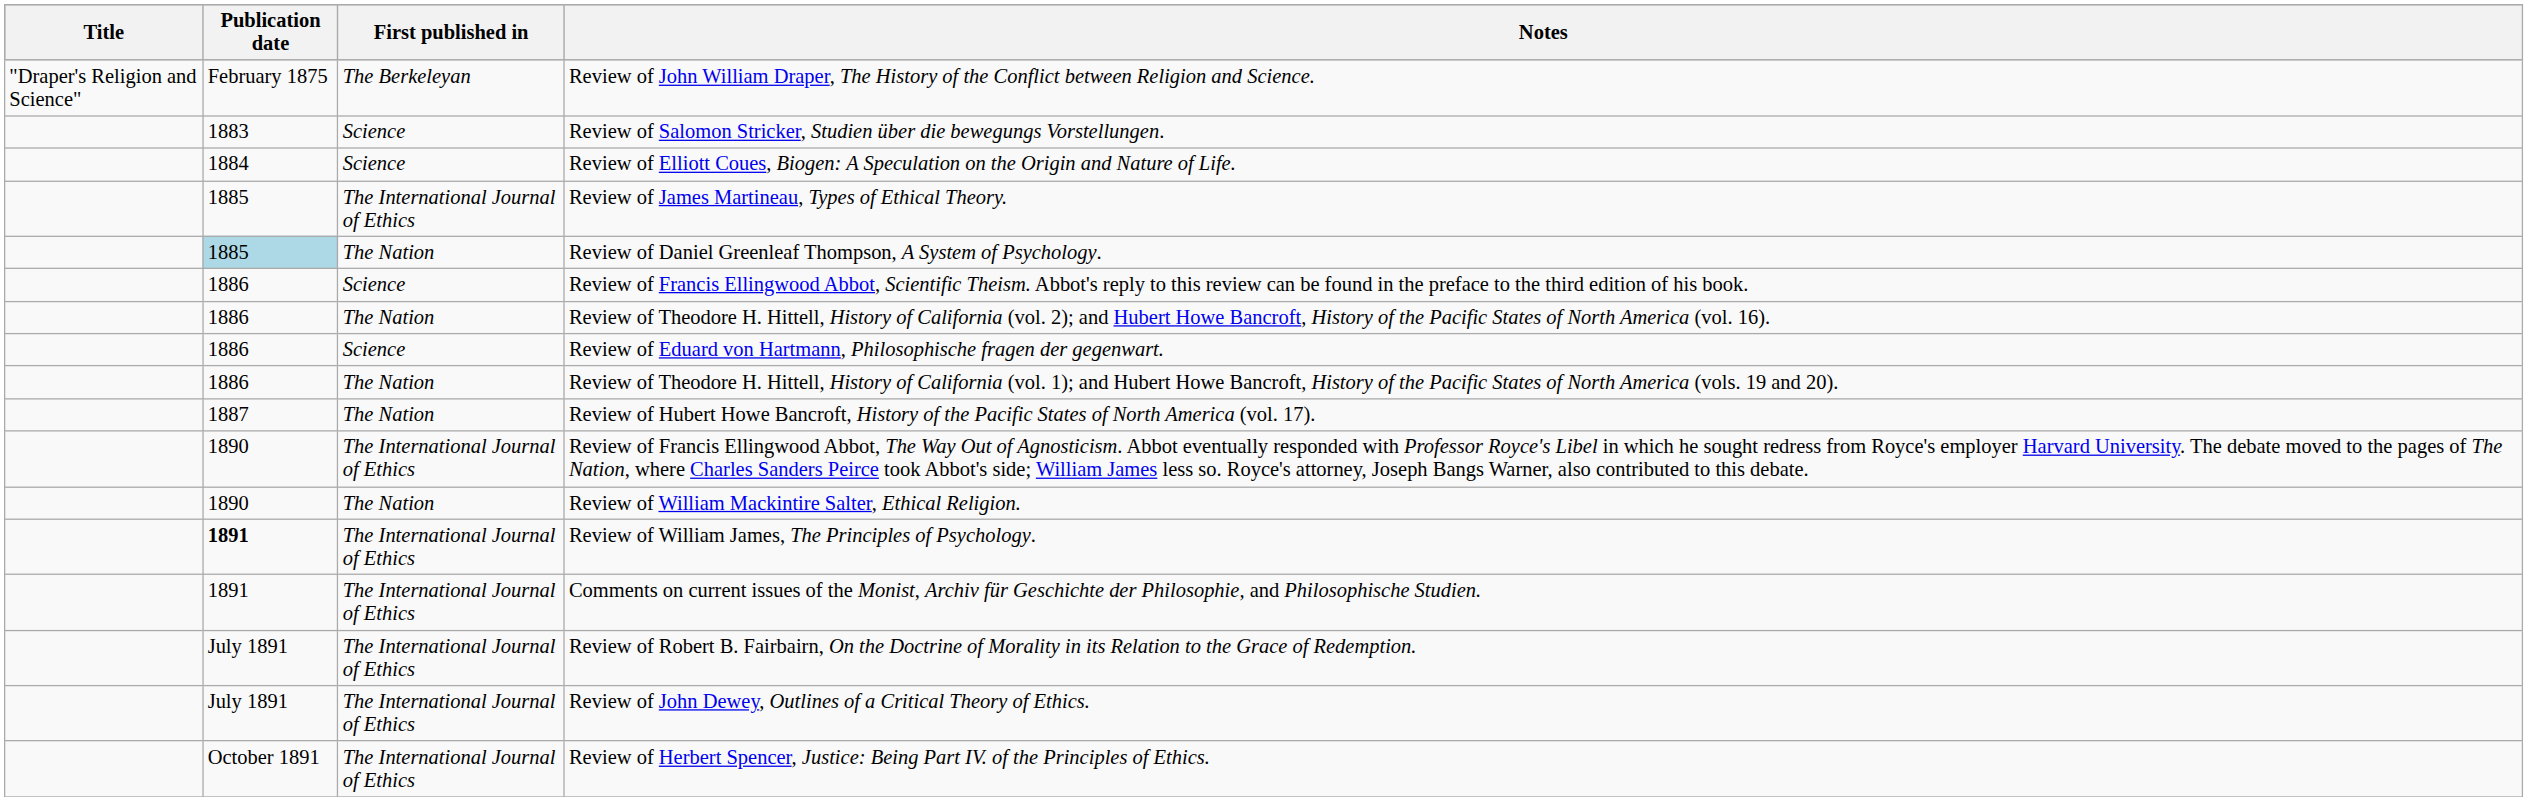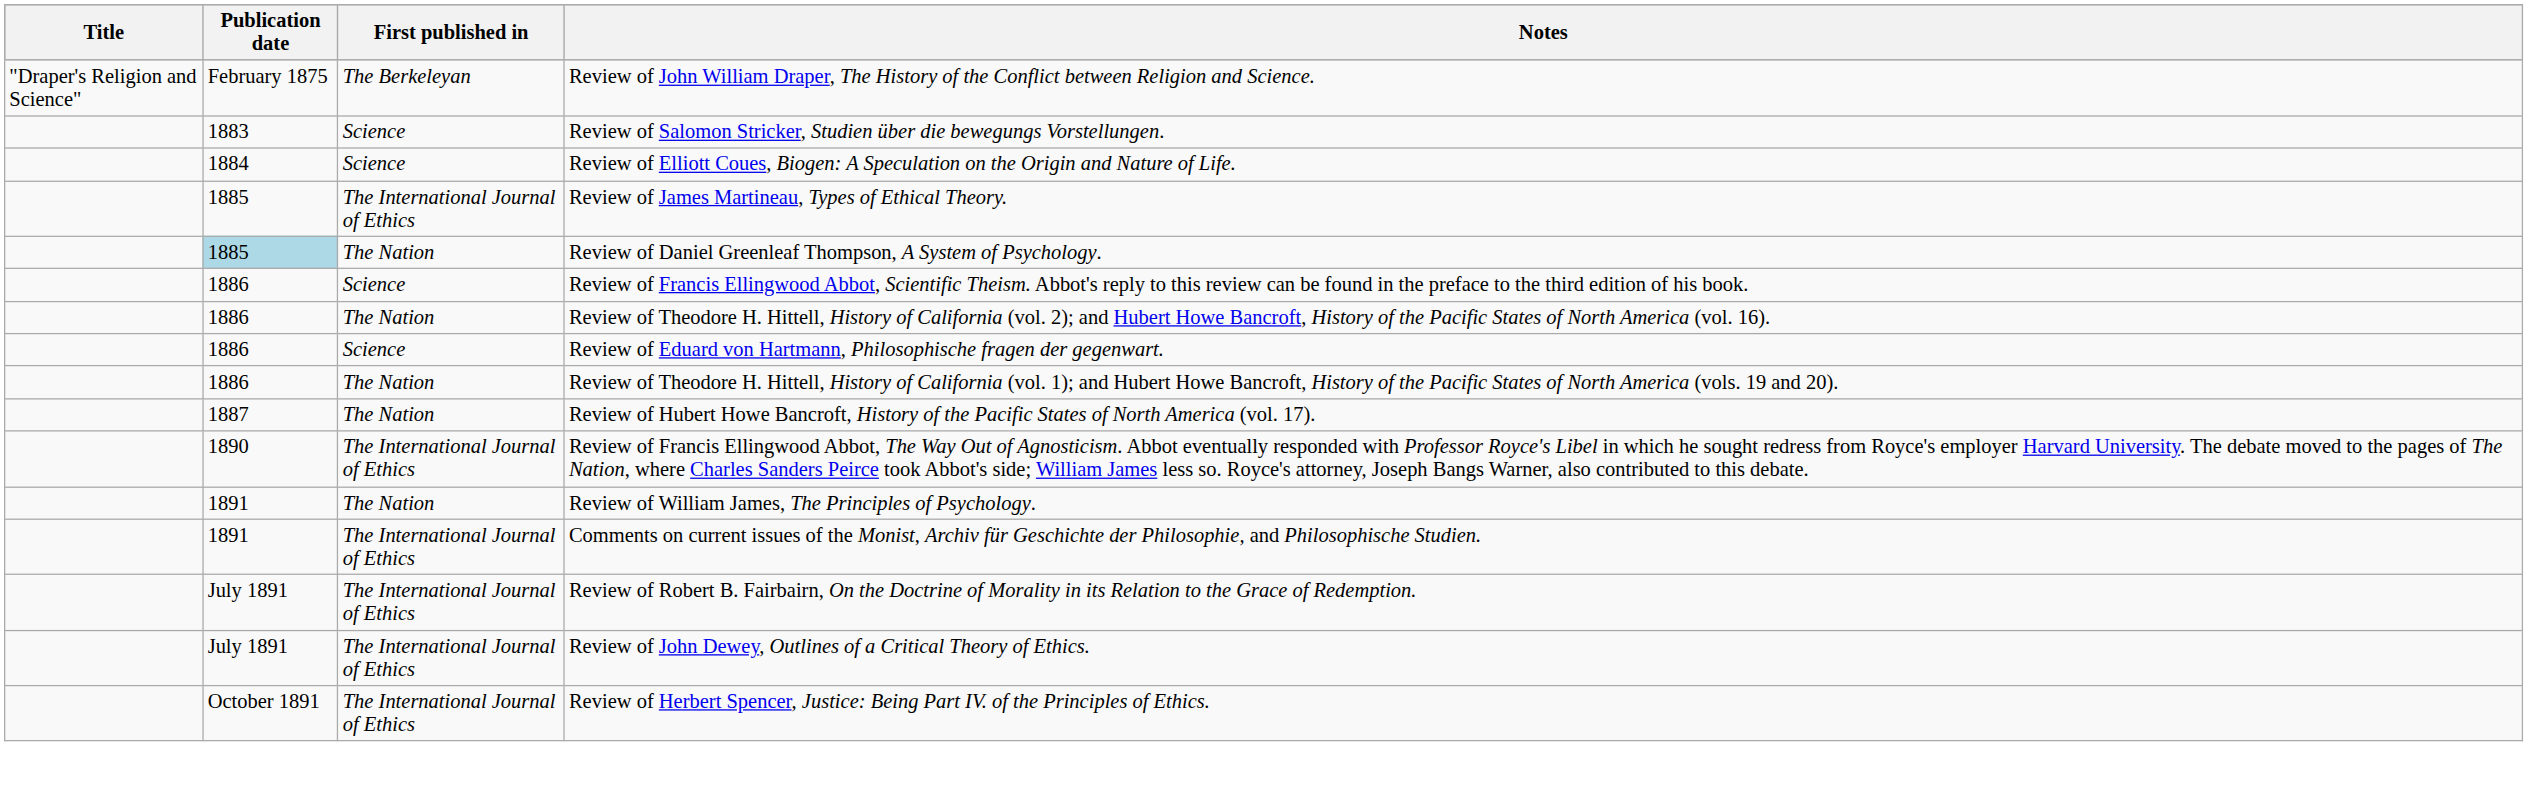- row: (795, 502)
(228, 535) bold -> (228, 502) normal
(449, 546) The International Journal of Ethics -> (389, 502) The Nation
